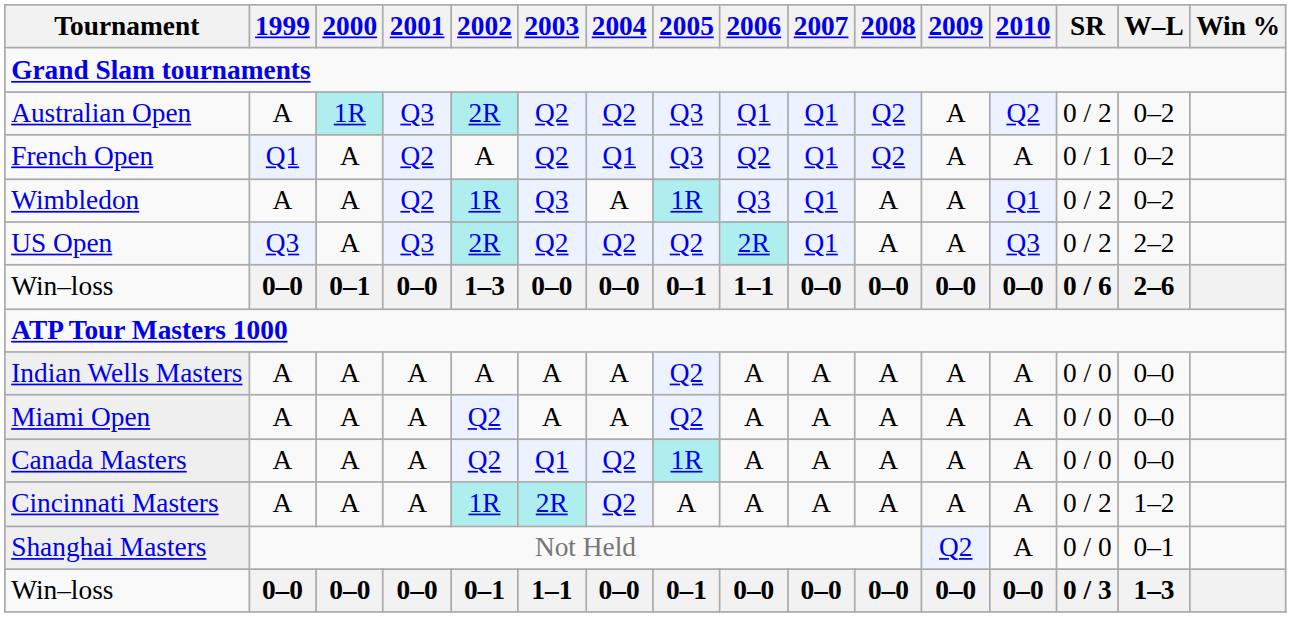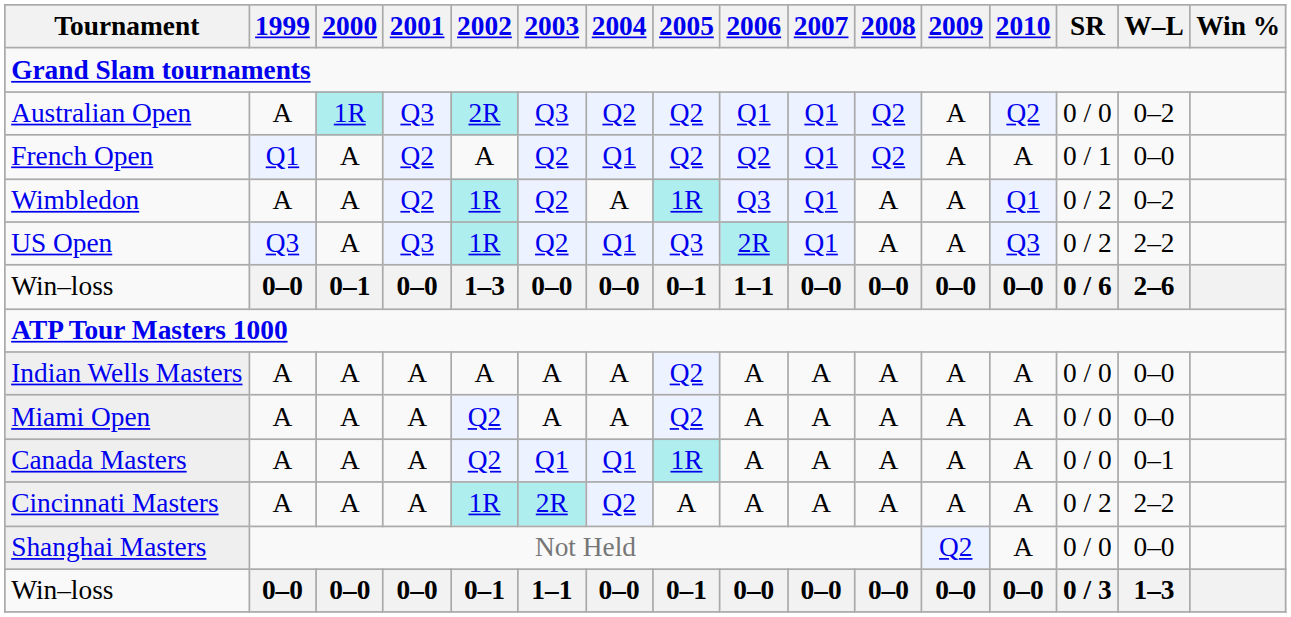(552, 112) Q2 -> (552, 112) Q3
(686, 112) Q3 -> (686, 112) Q2
(1087, 112) 0 / 2 -> (1087, 112) 0 / 0
(686, 156) Q3 -> (686, 156) Q2
(1154, 156) 0–2 -> (1154, 156) 0–0
(552, 199) Q3 -> (552, 199) Q2
(484, 243) 2R -> (484, 243) 1R
(619, 243) Q2 -> (619, 243) Q1
(686, 243) Q2 -> (686, 243) Q3
(619, 460) Q2 -> (619, 460) Q1
(1154, 460) 0–0 -> (1154, 460) 0–1
(1154, 503) 1–2 -> (1154, 503) 2–2
(1154, 546) 0–1 -> (1154, 546) 0–0
